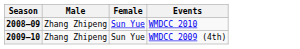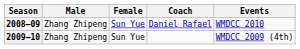+ column: (180, 11)
